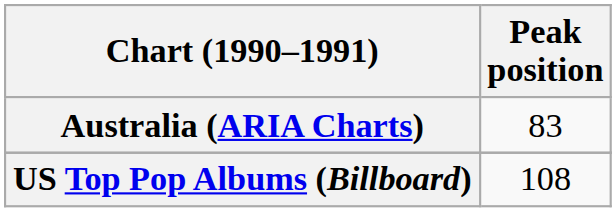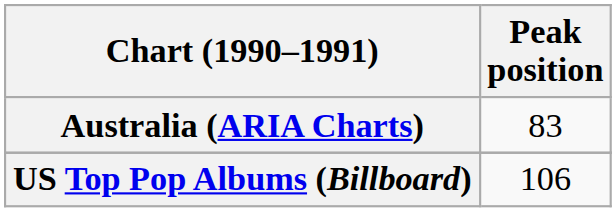(545, 178) 108 -> (545, 178) 106
